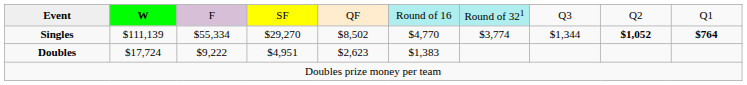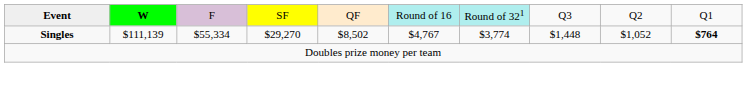(424, 35) $4,770 -> (424, 35) $4,767
(565, 35) $1,344 -> (565, 35) $1,448
(636, 35) bold -> (636, 35) normal
- row: (57, 53)
